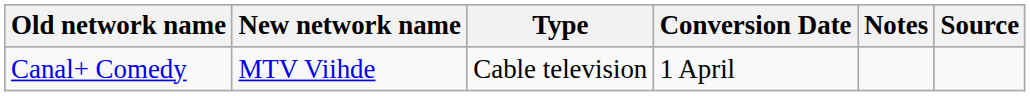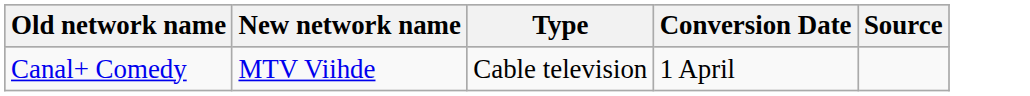- column: (896, 25)
